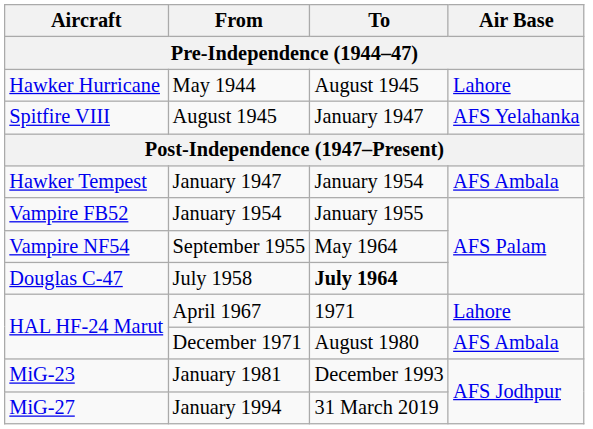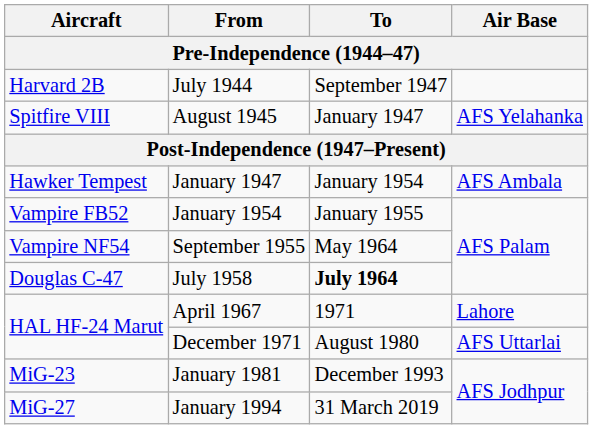- row: (214, 85)
+ row: (212, 85)
(506, 342) AFS Ambala -> (509, 342) AFS Uttarlai
